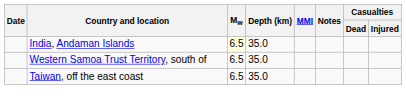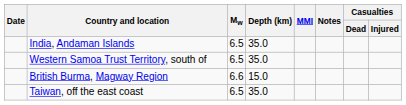(237, 44) lightyellow background -> (237, 44) no background
+ row: (99, 76)
